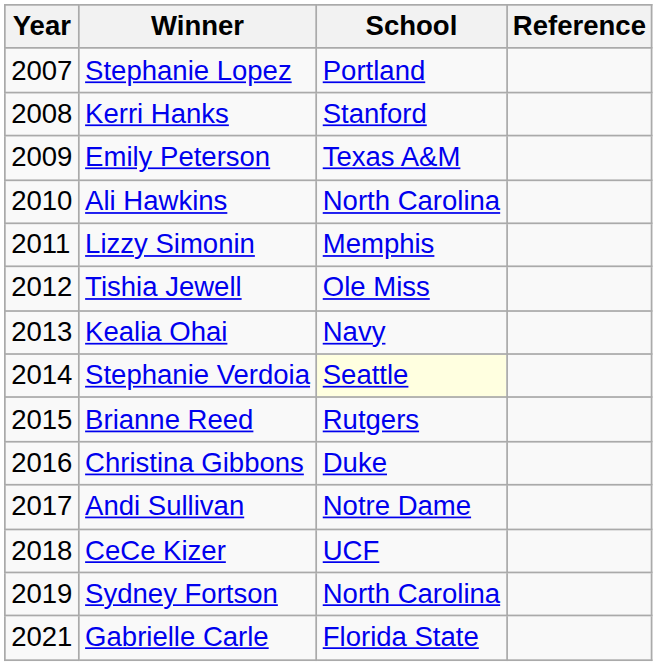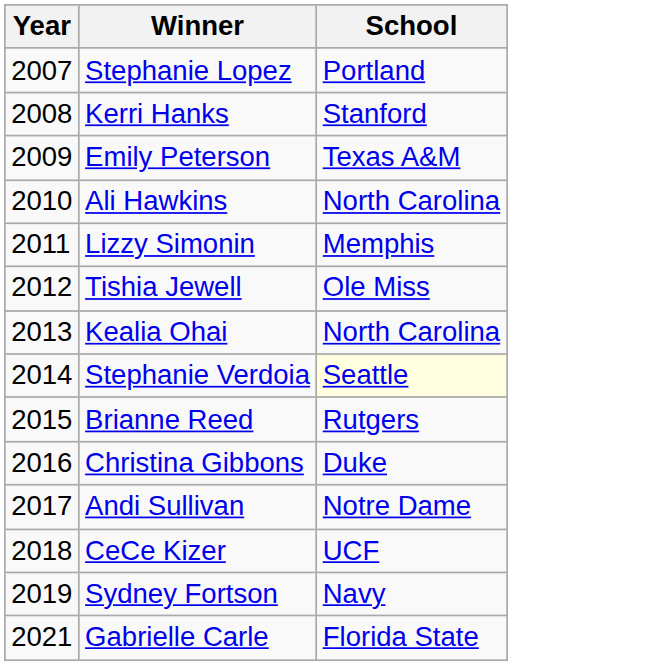- column: (579, 26)
(354, 331) Navy -> (411, 331) North Carolina
(411, 593) North Carolina -> (354, 593) Navy
